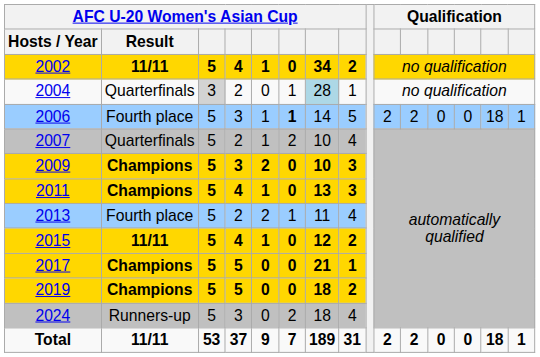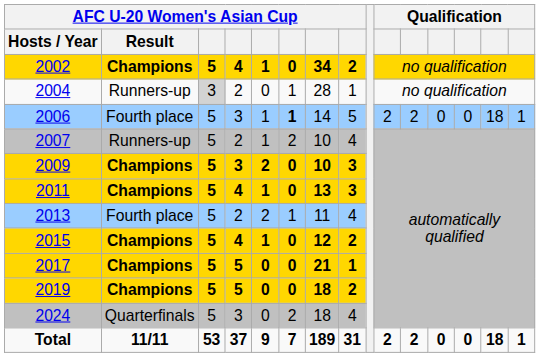(150, 66) 11/11 -> (150, 66) Champions
(150, 91) Quarterfinals -> (150, 91) Runners-up
(322, 91) lightblue background -> (322, 91) no background
(150, 141) Quarterfinals -> (150, 141) Runners-up
(150, 240) 11/11 -> (150, 240) Champions
(150, 315) Runners-up -> (150, 315) Quarterfinals
